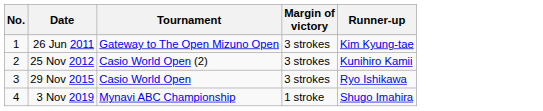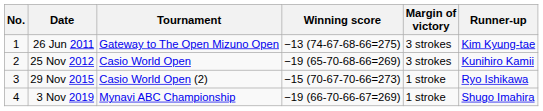+ column: (342, 20)
(154, 62) Casio World Open (2) -> (145, 62) Casio World Open
(145, 79) Casio World Open -> (154, 79) Casio World Open (2)
(307, 79) 3 strokes -> (426, 79) 1 stroke
